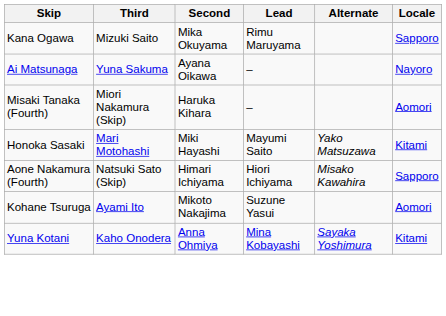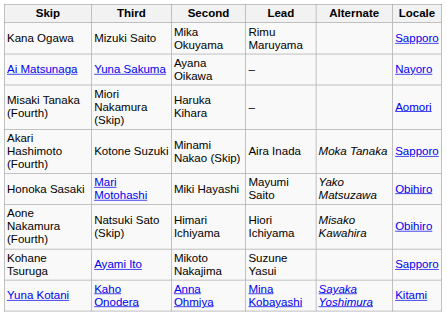+ row: (35, 151)
(411, 145) Kitami -> (414, 189) Obihiro
(417, 176) Sapporo -> (414, 226) Obihiro
(413, 207) Aomori -> (417, 264) Sapporo
